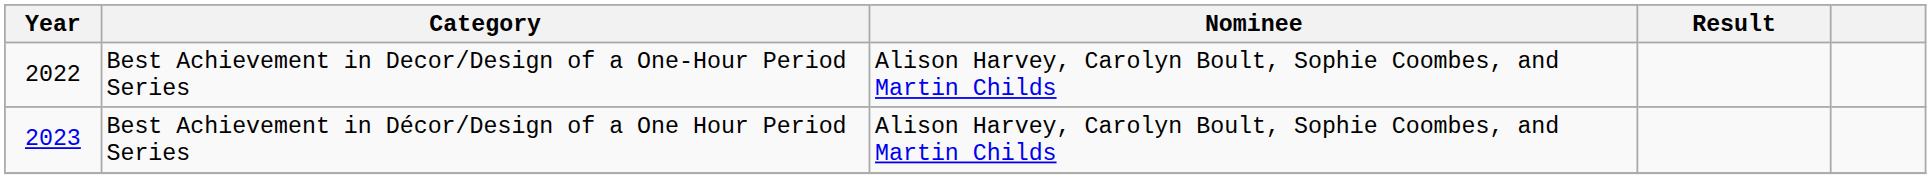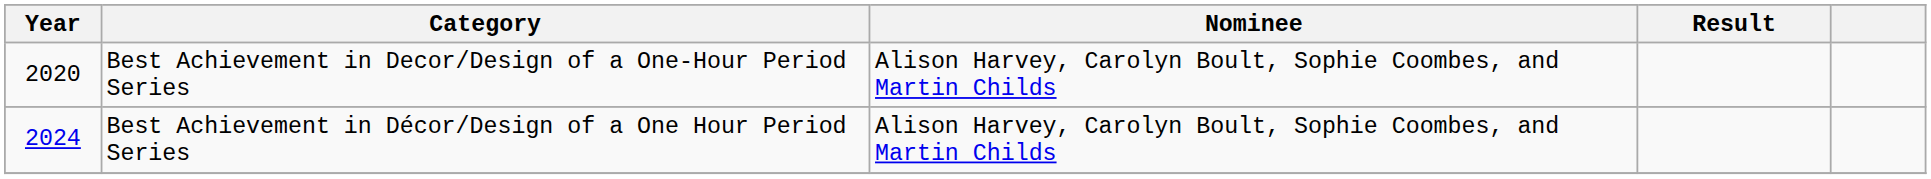(53, 75) 2022 -> (53, 75) 2020
(53, 140) 2023 -> (53, 140) 2024
